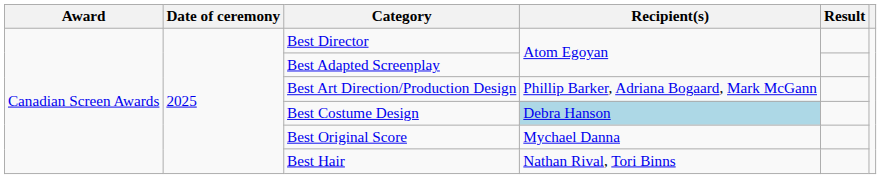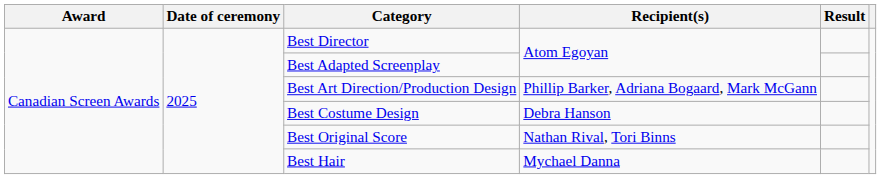(567, 112) lightblue background -> (567, 112) no background
(572, 137) Mychael Danna -> (600, 137) Nathan Rival, Tori Binns
(600, 161) Nathan Rival, Tori Binns -> (572, 161) Mychael Danna
